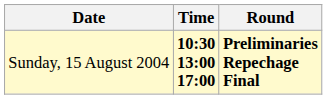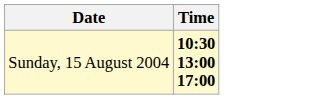- column: (270, 17)
